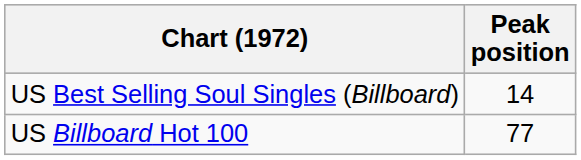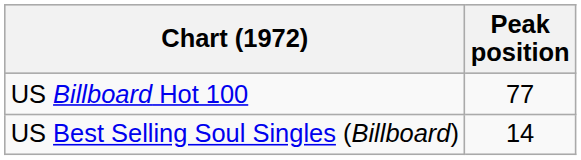rows swapped: (129, 133) <-> (235, 93)
